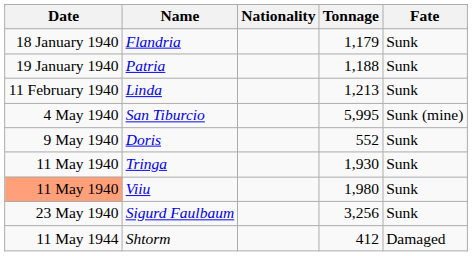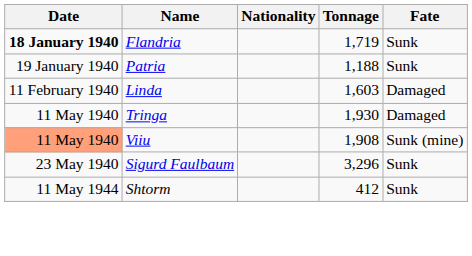(67, 41) normal -> (64, 41) bold
(362, 41) 1,179 -> (362, 41) 1,719
(362, 90) 1,213 -> (362, 90) 1,603
(402, 90) Sunk -> (416, 90) Damaged
- row: (165, 115)
- row: (143, 139)
(402, 164) Sunk -> (416, 115) Damaged
(362, 189) 1,980 -> (362, 139) 1,908
(402, 189) Sunk -> (425, 139) Sunk (mine)
(362, 213) 3,256 -> (362, 164) 3,296
(416, 238) Damaged -> (402, 189) Sunk
